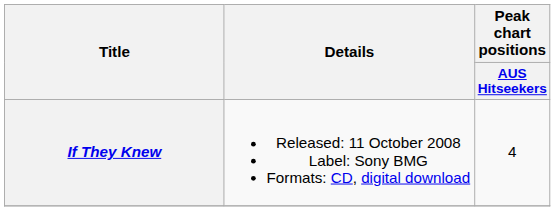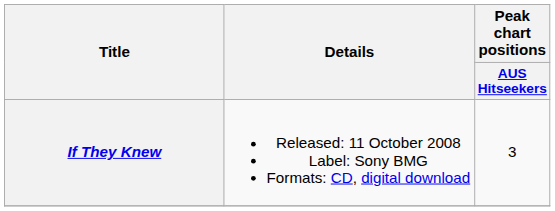(512, 152) 4 -> (512, 152) 3
